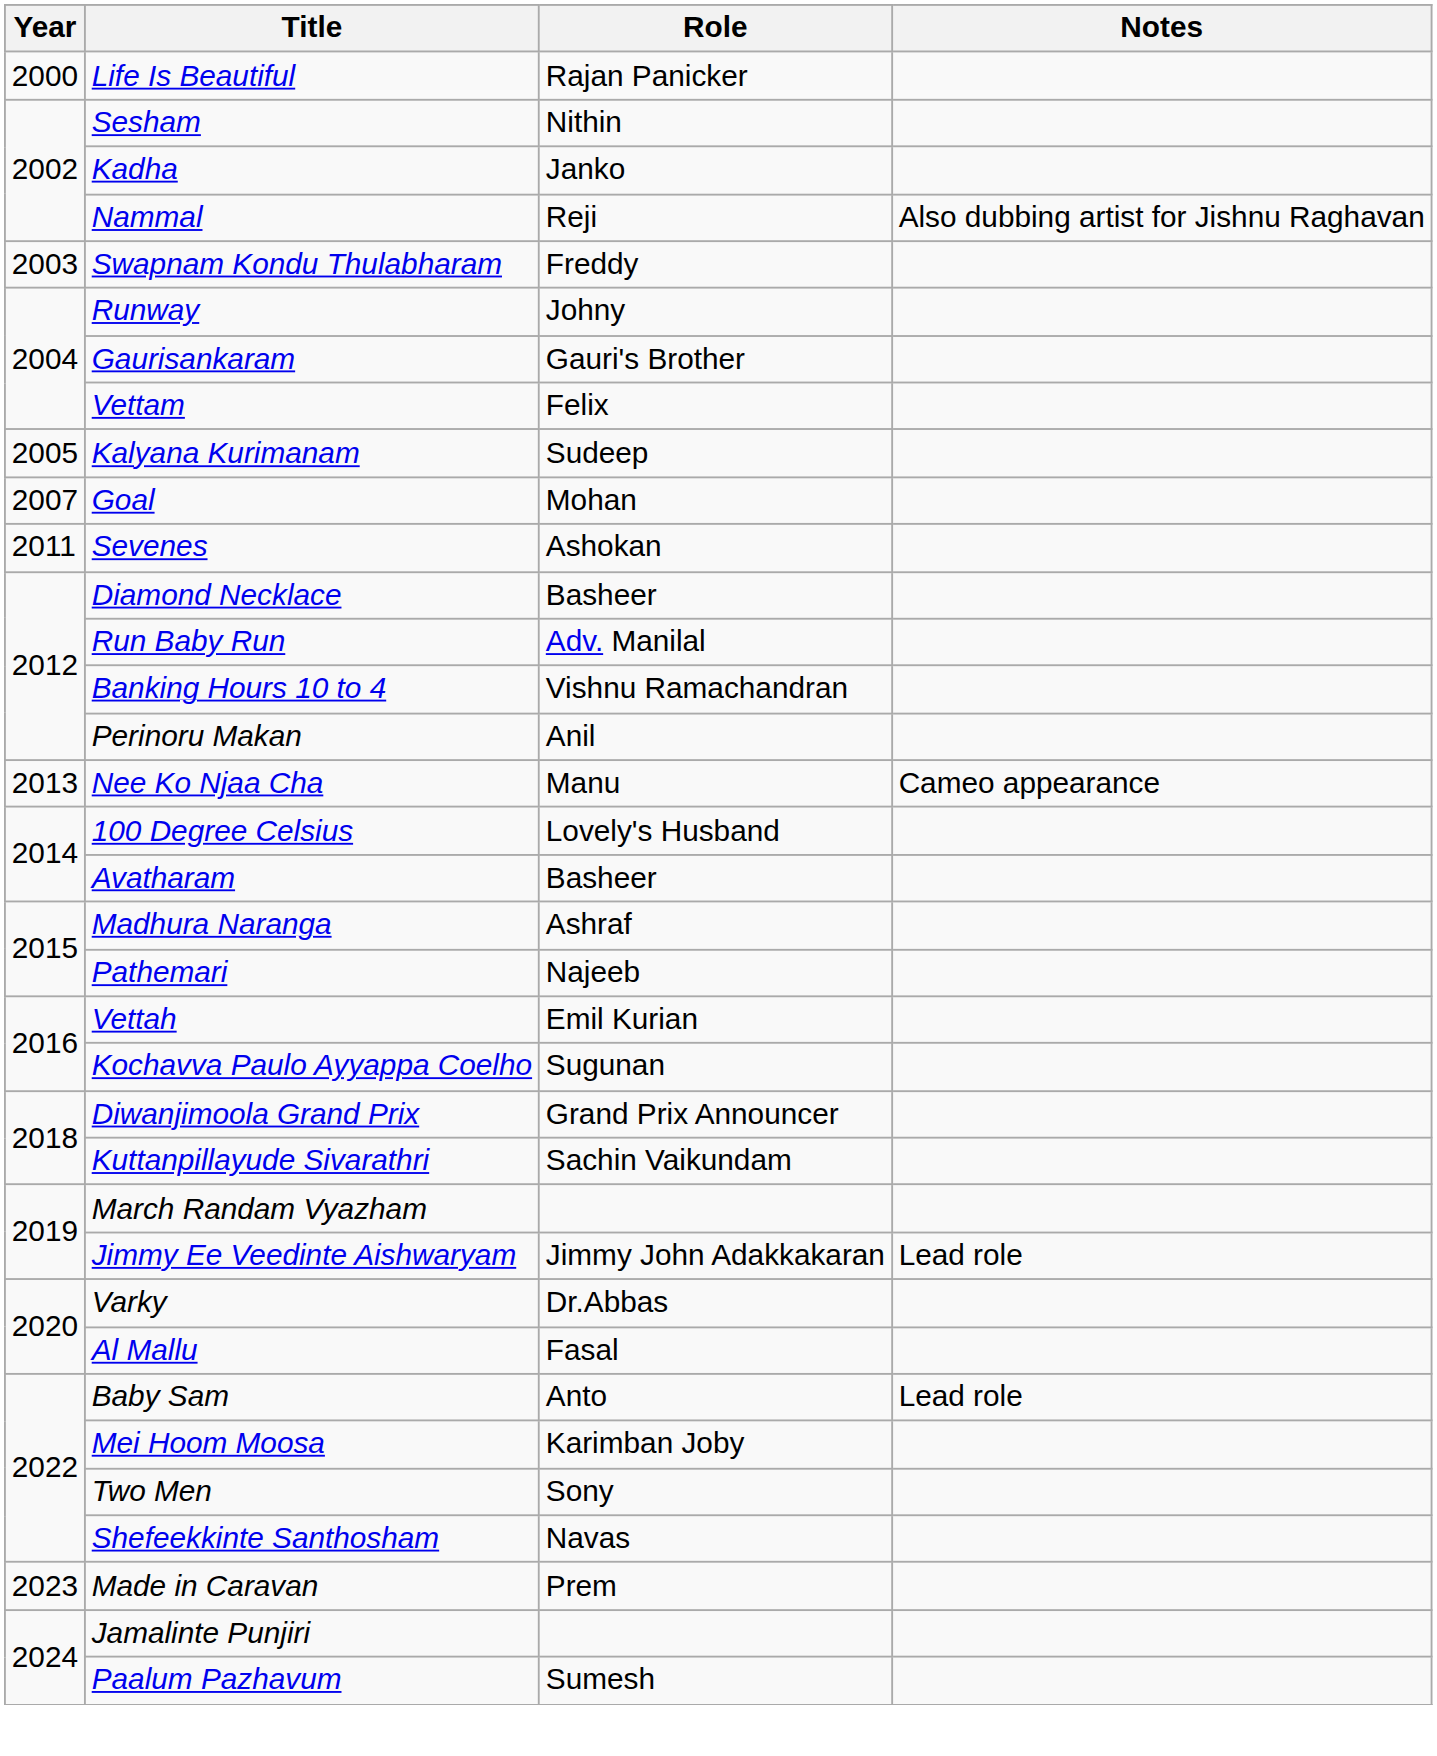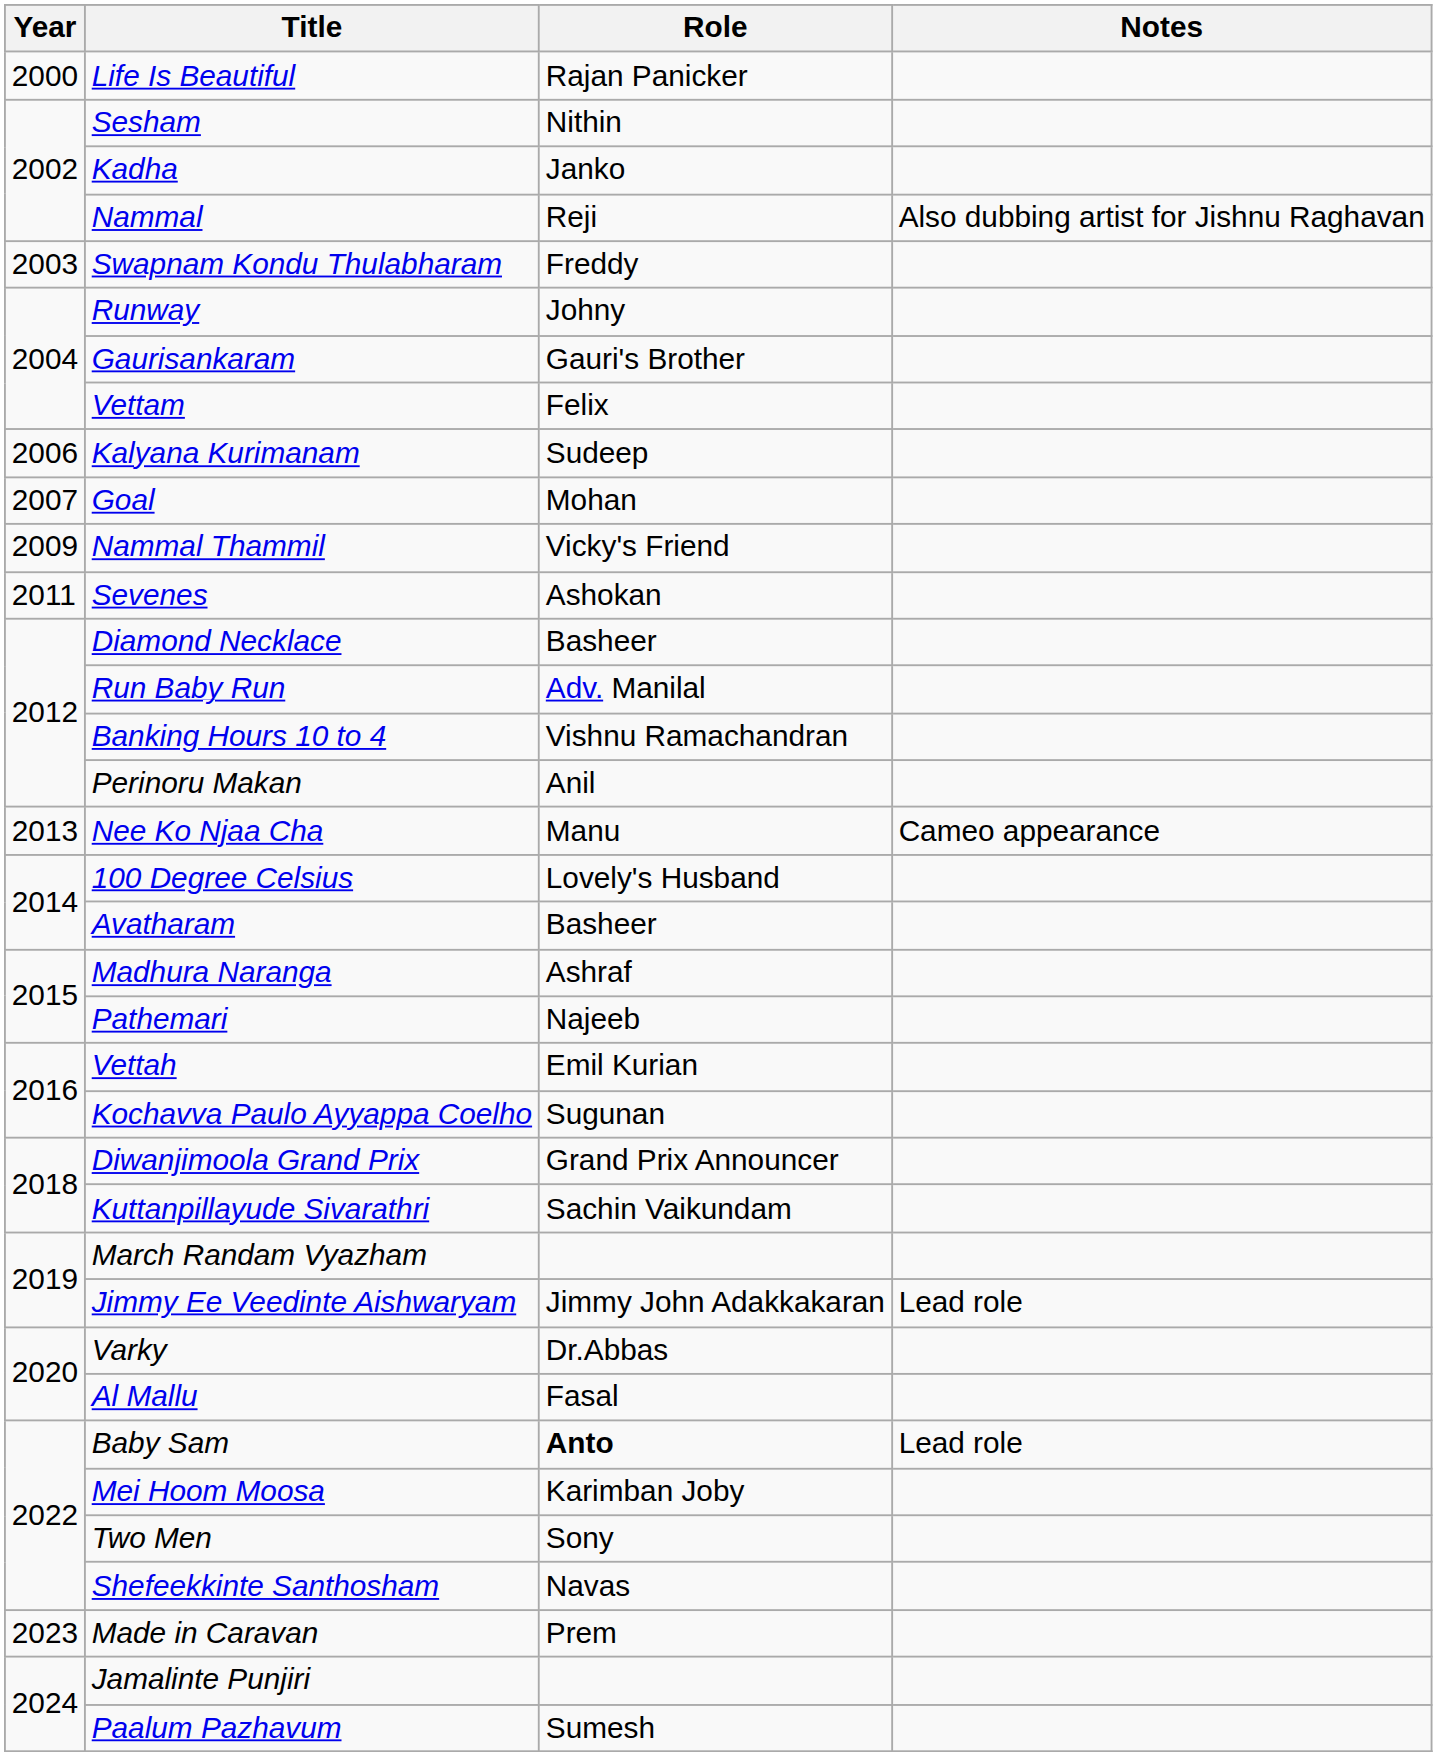(45, 452) 2005 -> (45, 452) 2006
+ row: (208, 547)
(576, 1396) normal -> (580, 1444) bold
